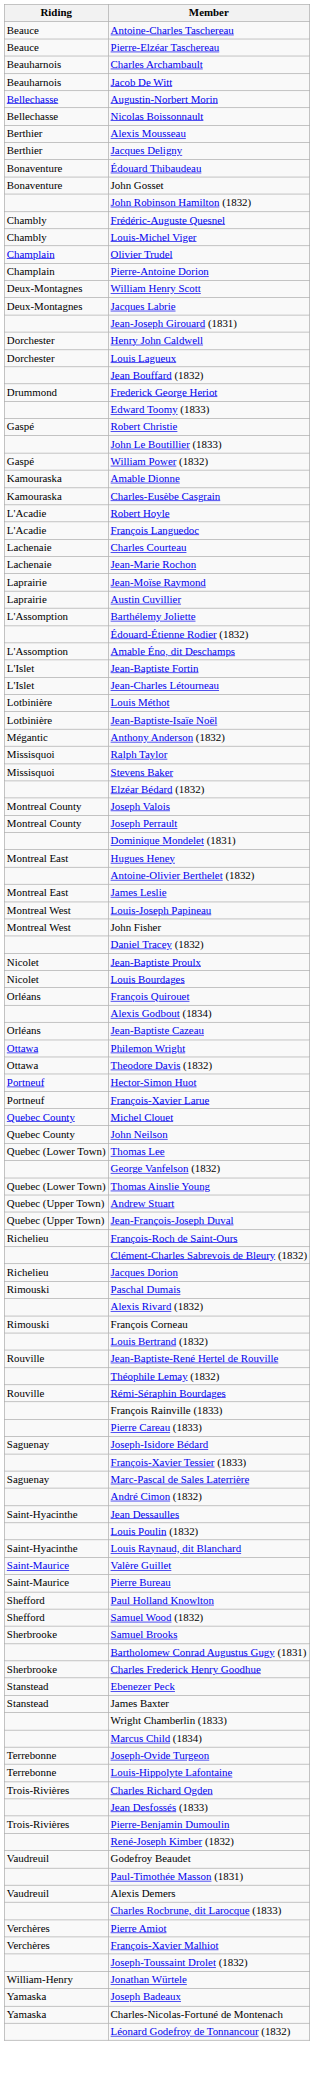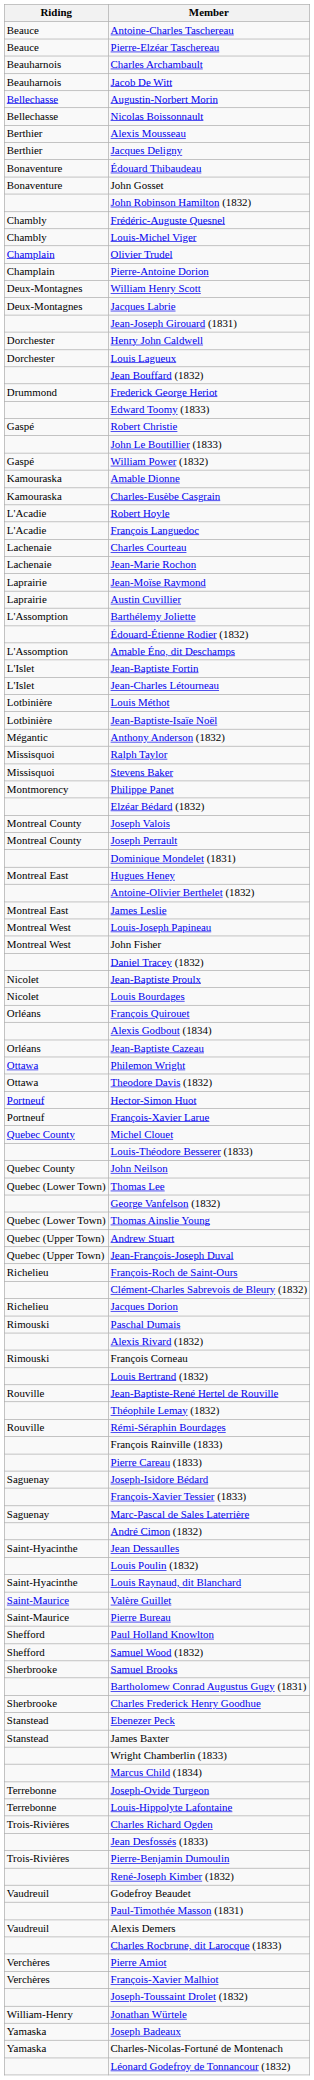+ row: (142, 789)
+ row: (182, 1151)
